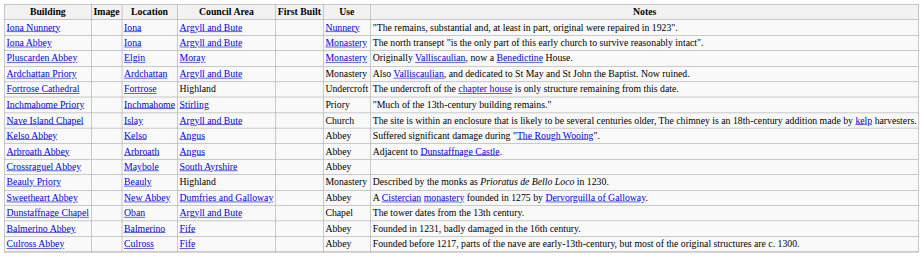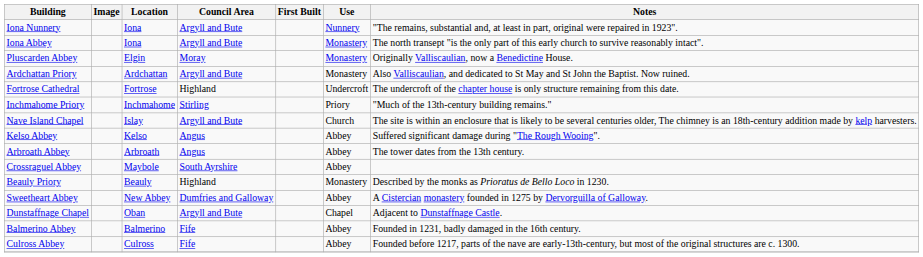(437, 151) Adjacent to Dunstaffnage Castle. -> (448, 151) The tower dates from the 13th century.
(448, 213) The tower dates from the 13th century. -> (437, 213) Adjacent to Dunstaffnage Castle.
